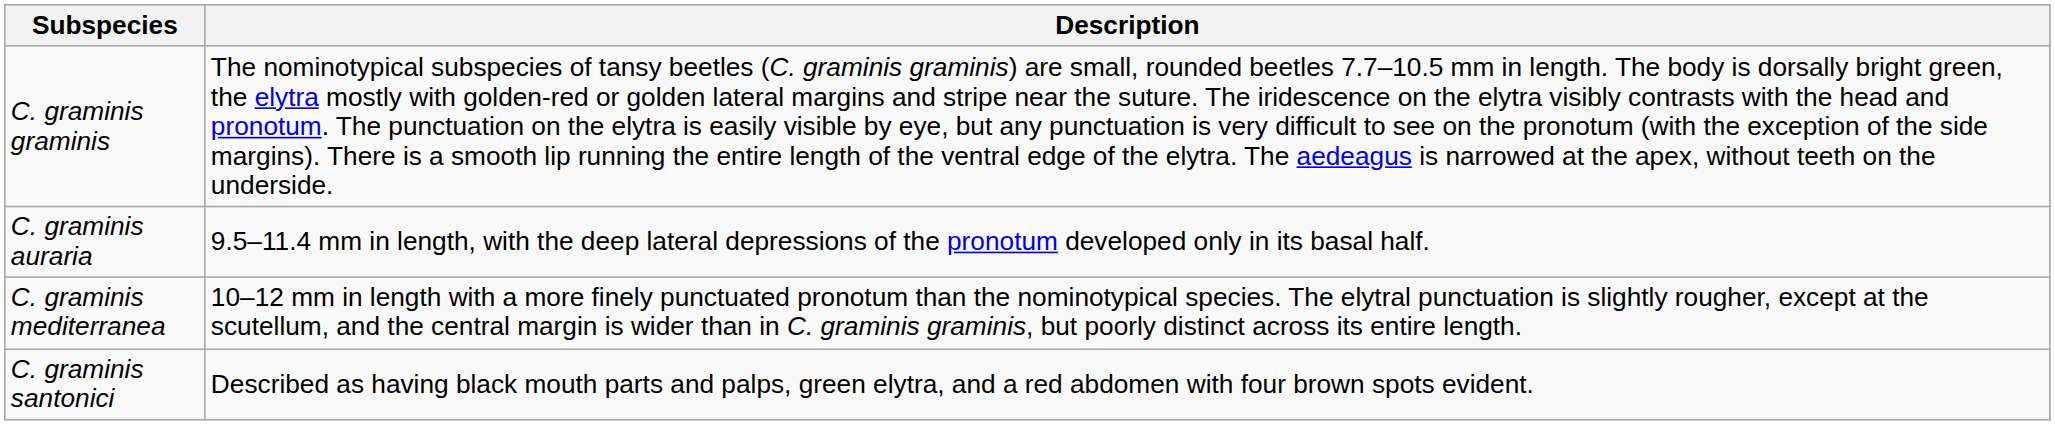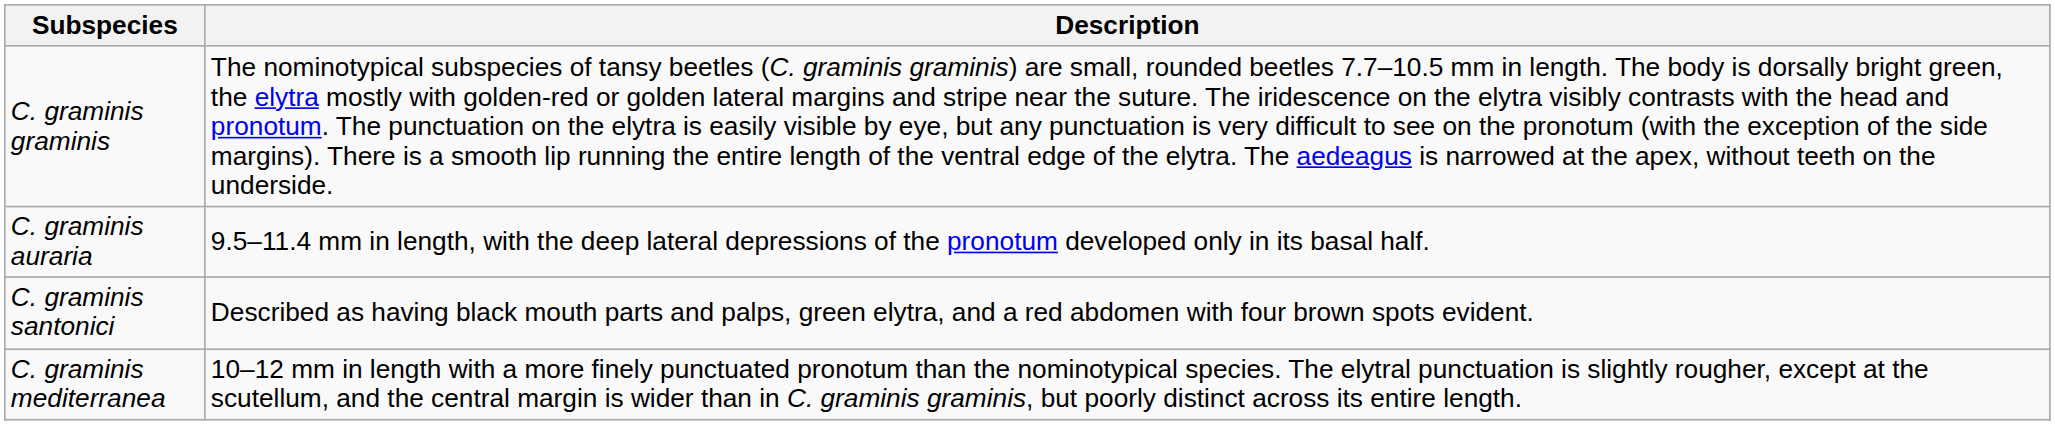rows swapped: (88, 312) <-> (77, 383)
